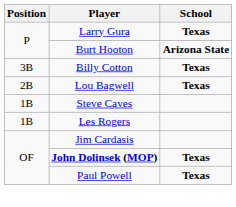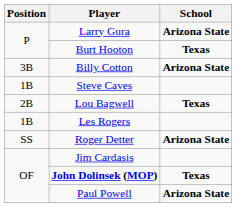(196, 31) Texas -> (196, 31) Arizona State
(196, 49) Arizona State -> (196, 49) Texas
(196, 67) Texas -> (196, 67) Arizona State
rows swapped: (104, 103) <-> (104, 85)
+ row: (104, 139)
(196, 175) Texas -> (196, 193) Arizona State
